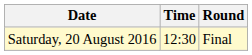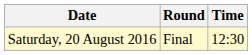columns swapped: (179, 15) <-> (223, 15)
